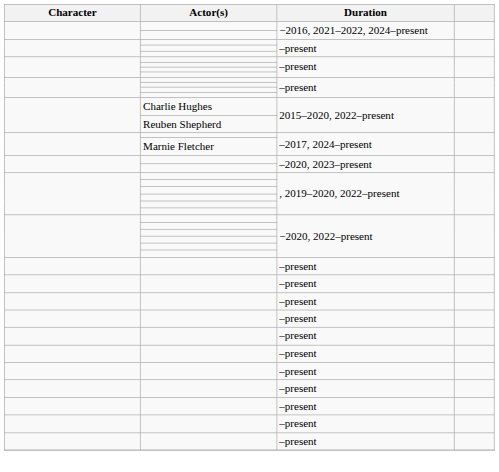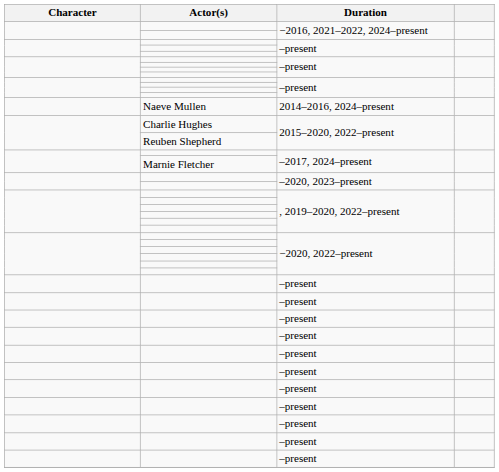+ row: (175, 106)
